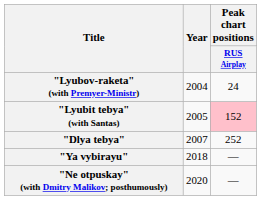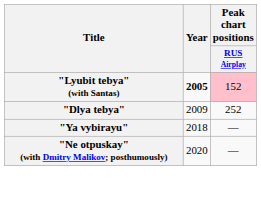- row: (94, 87)
(197, 116) normal -> (197, 87) bold
(197, 139) 2007 -> (197, 110) 2009
